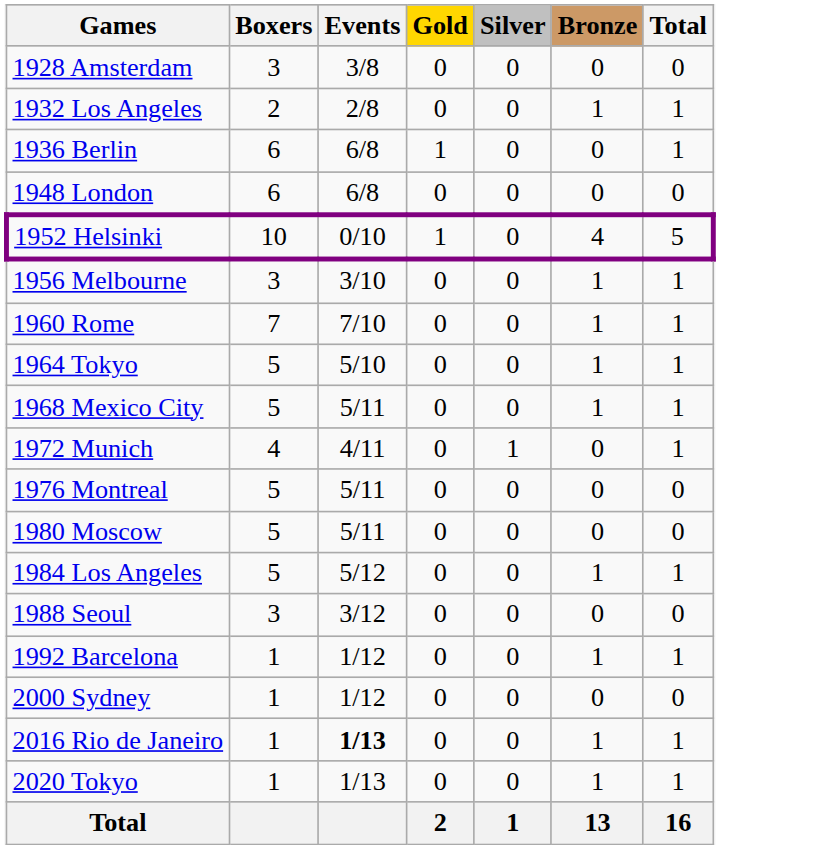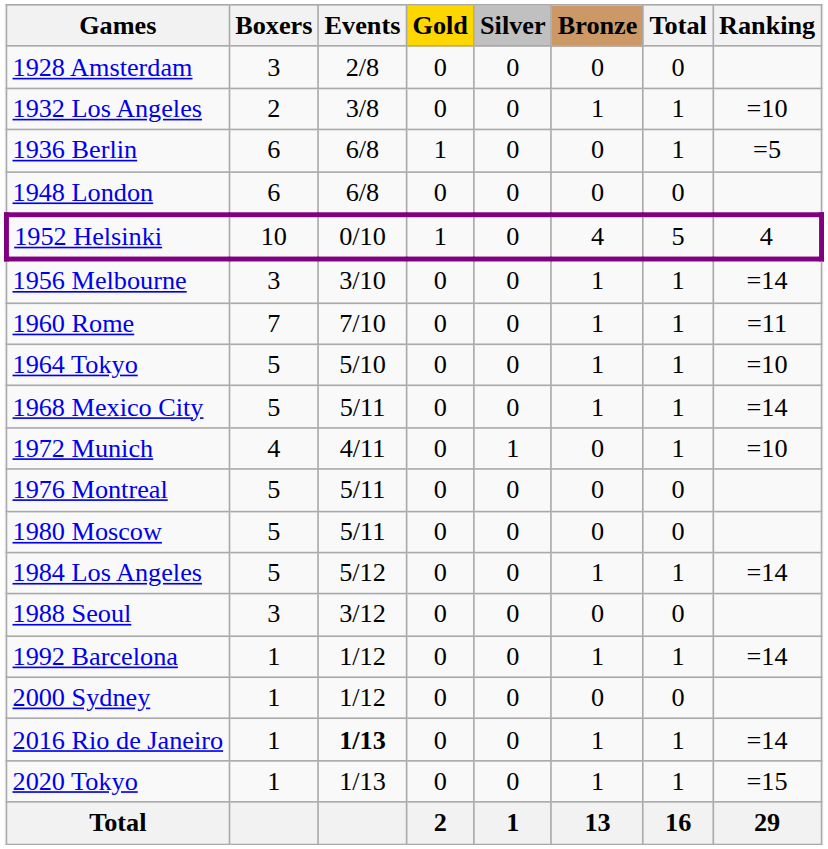+ column: (767, 25)
(362, 66) 3/8 -> (362, 66) 2/8
(362, 108) 2/8 -> (362, 108) 3/8
